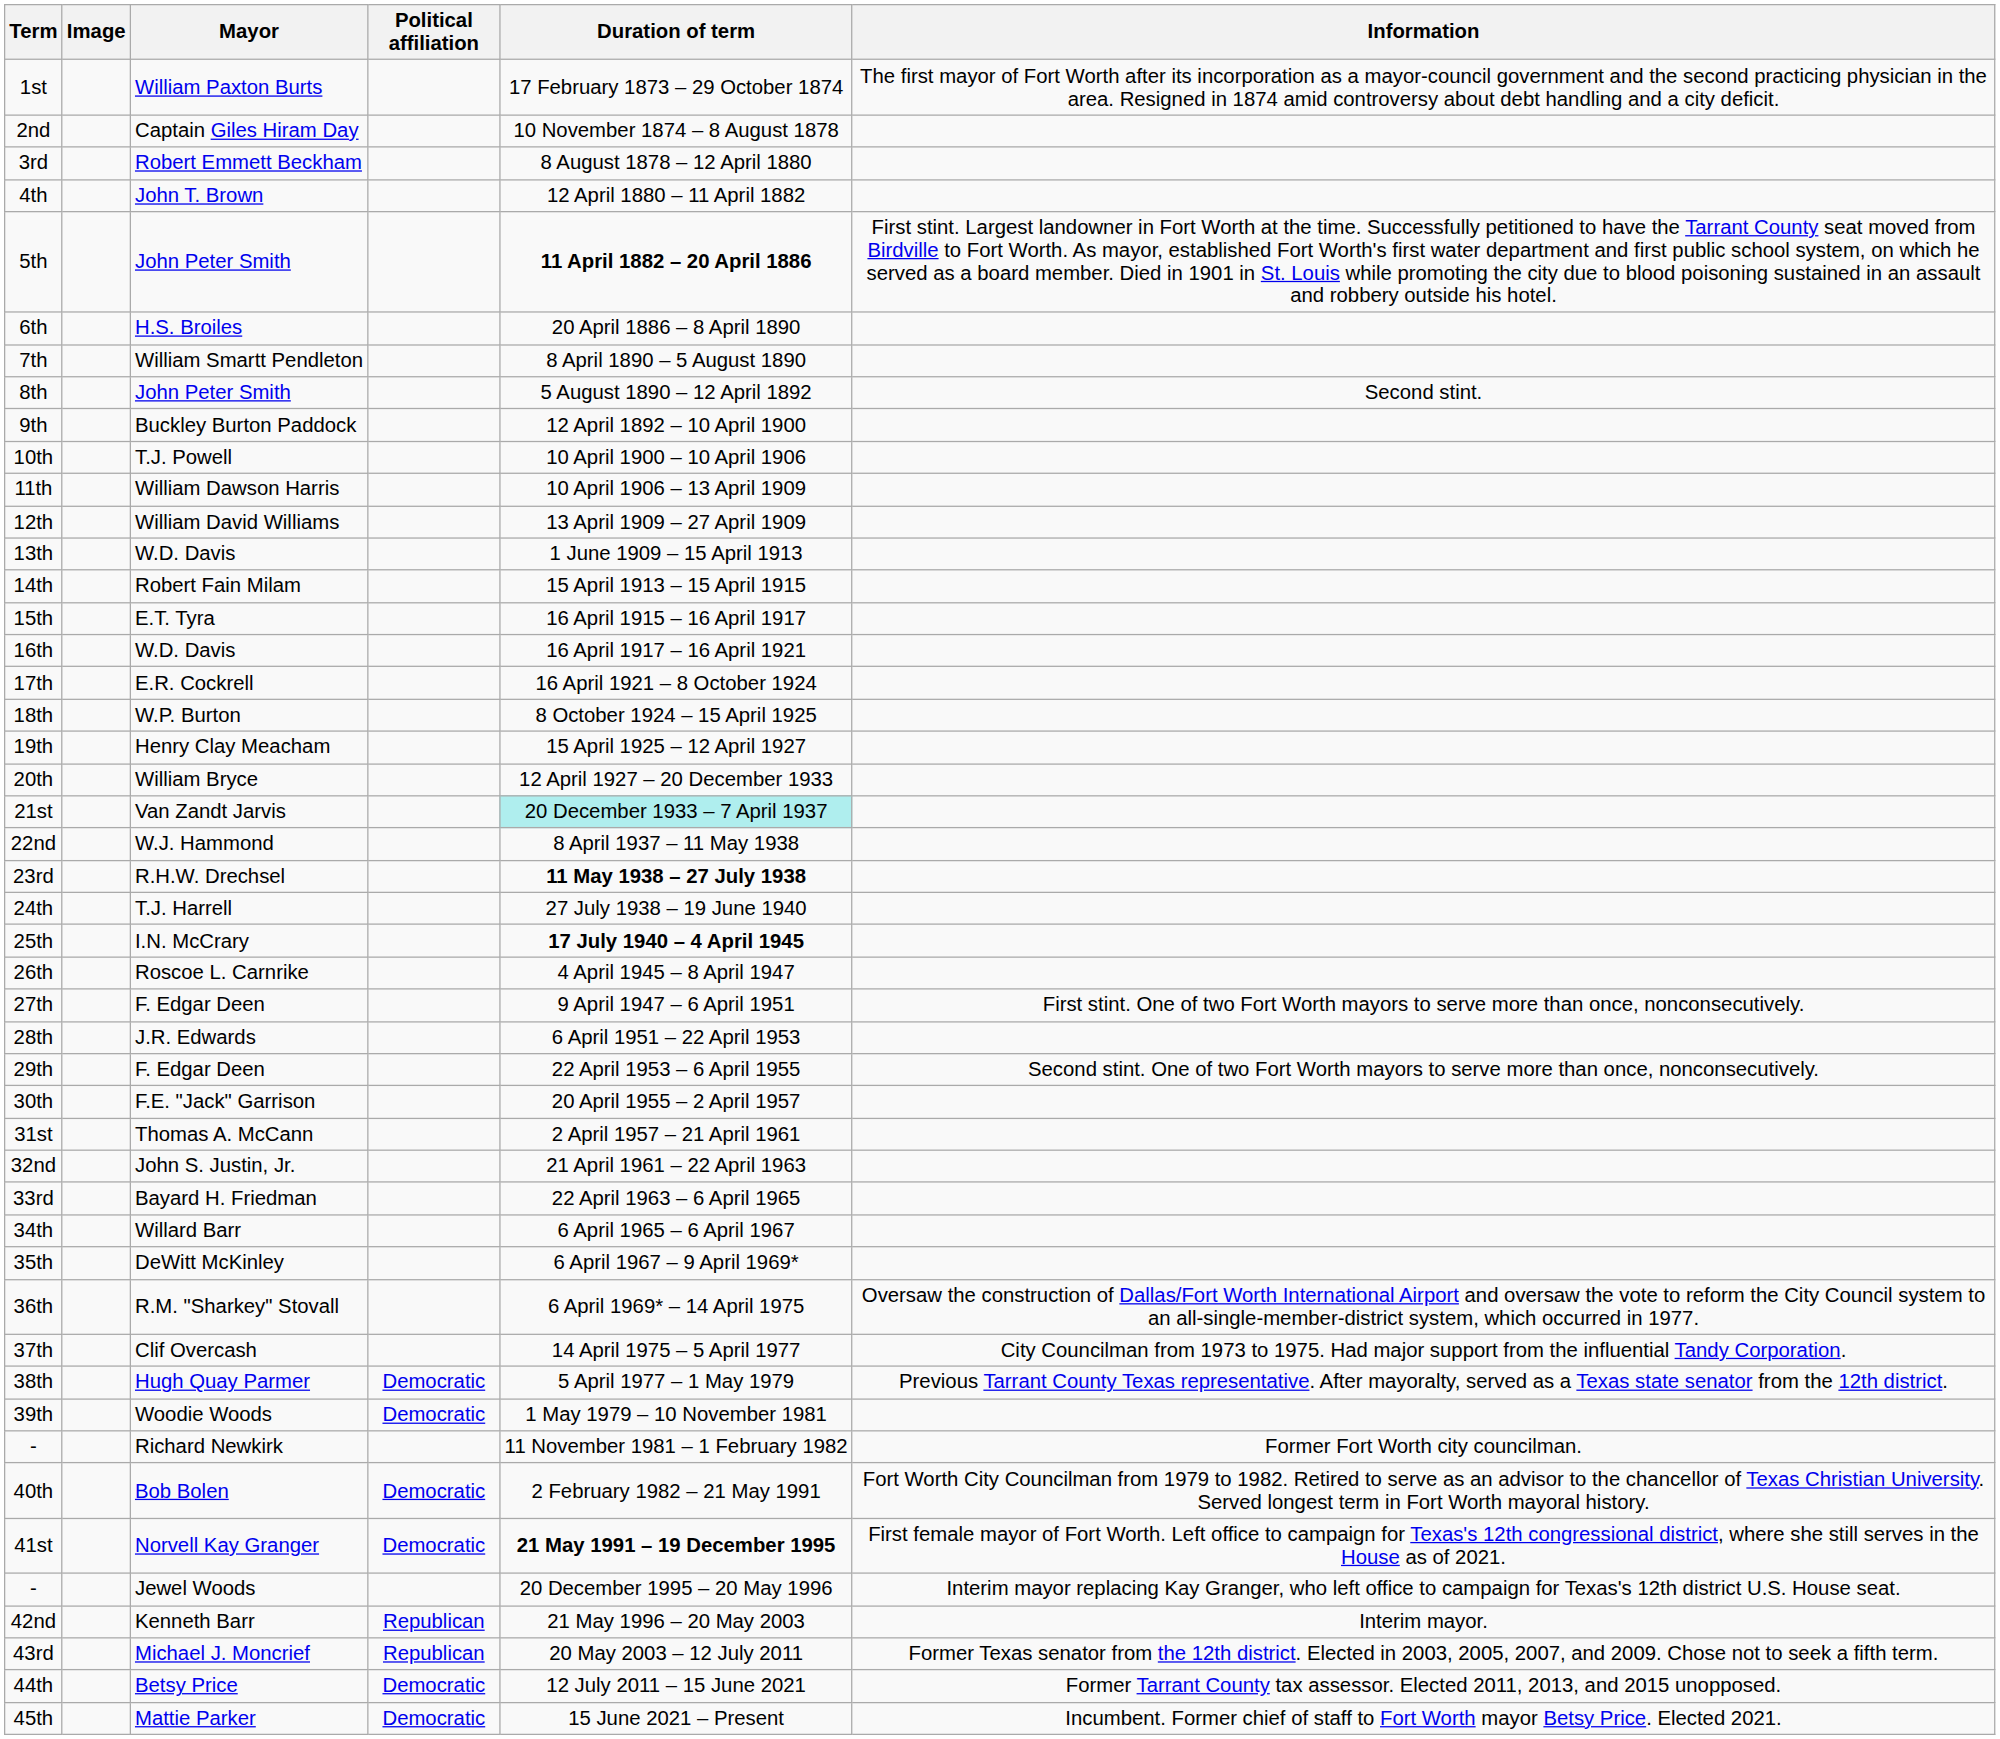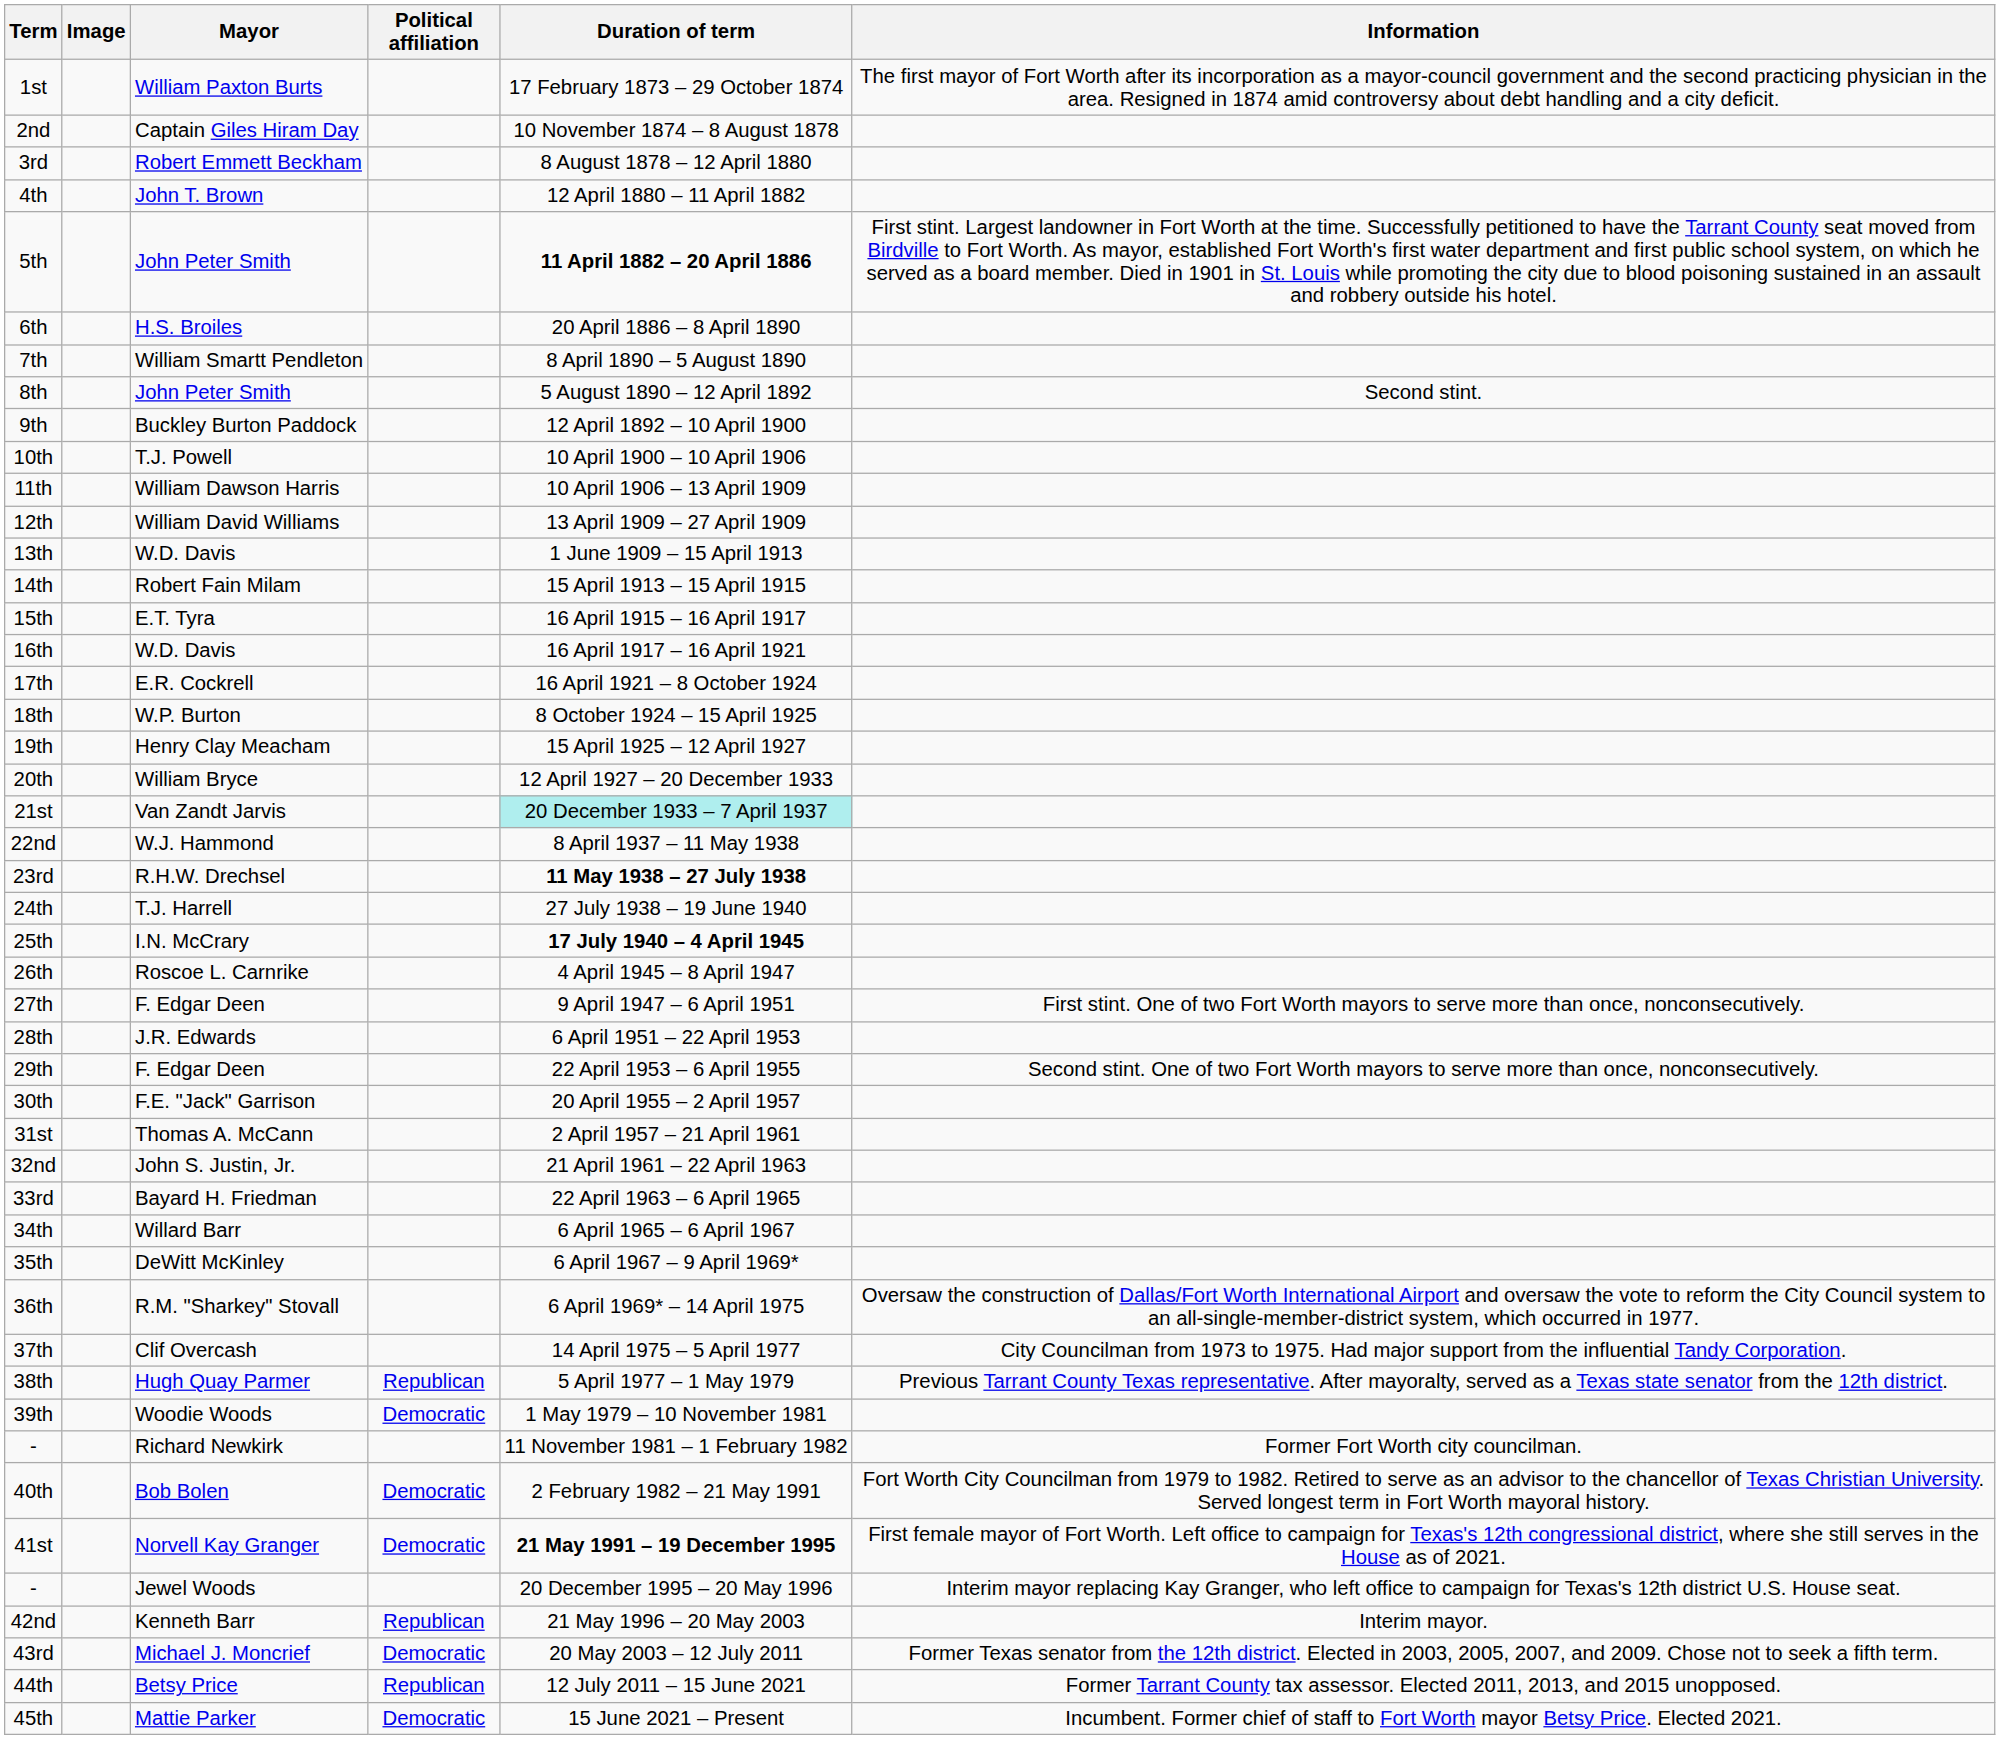(434, 1382) Democratic -> (434, 1382) Republican
(434, 1653) Republican -> (434, 1653) Democratic
(434, 1685) Democratic -> (434, 1685) Republican
